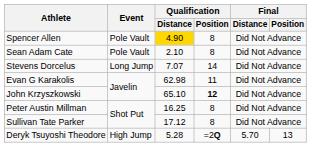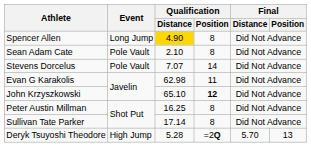(129, 39) Pole Vault -> (131, 39) Long Jump
(131, 66) Long Jump -> (129, 66) Pole Vault
(175, 122) 17.12 -> (175, 122) 17.14
